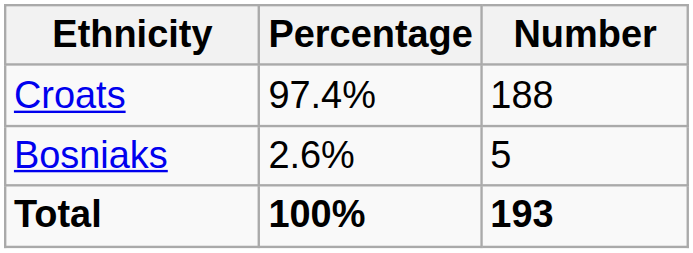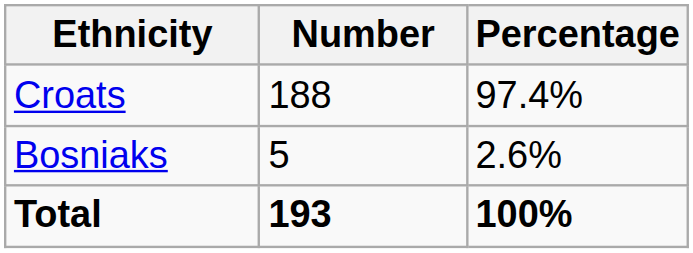columns swapped: (585, 34) <-> (371, 34)
